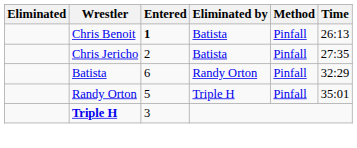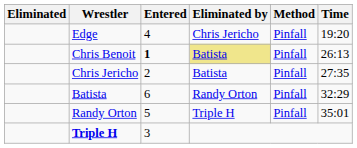+ row: (85, 34)
(210, 34) no background -> (210, 53) khaki background
